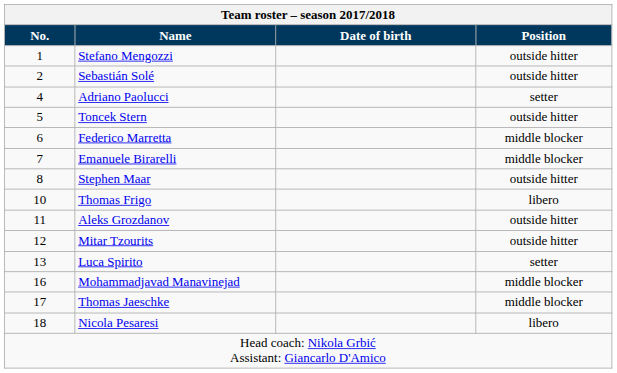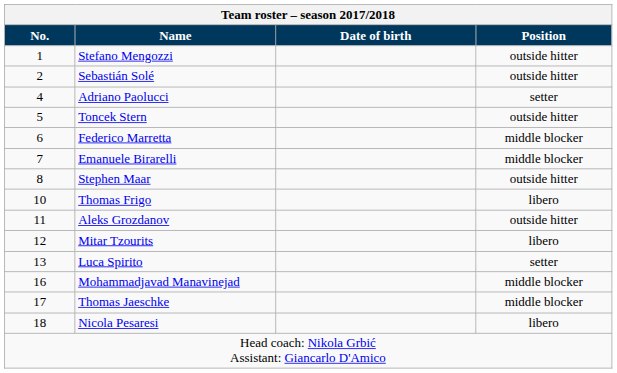(544, 240) outside hitter -> (544, 240) libero
